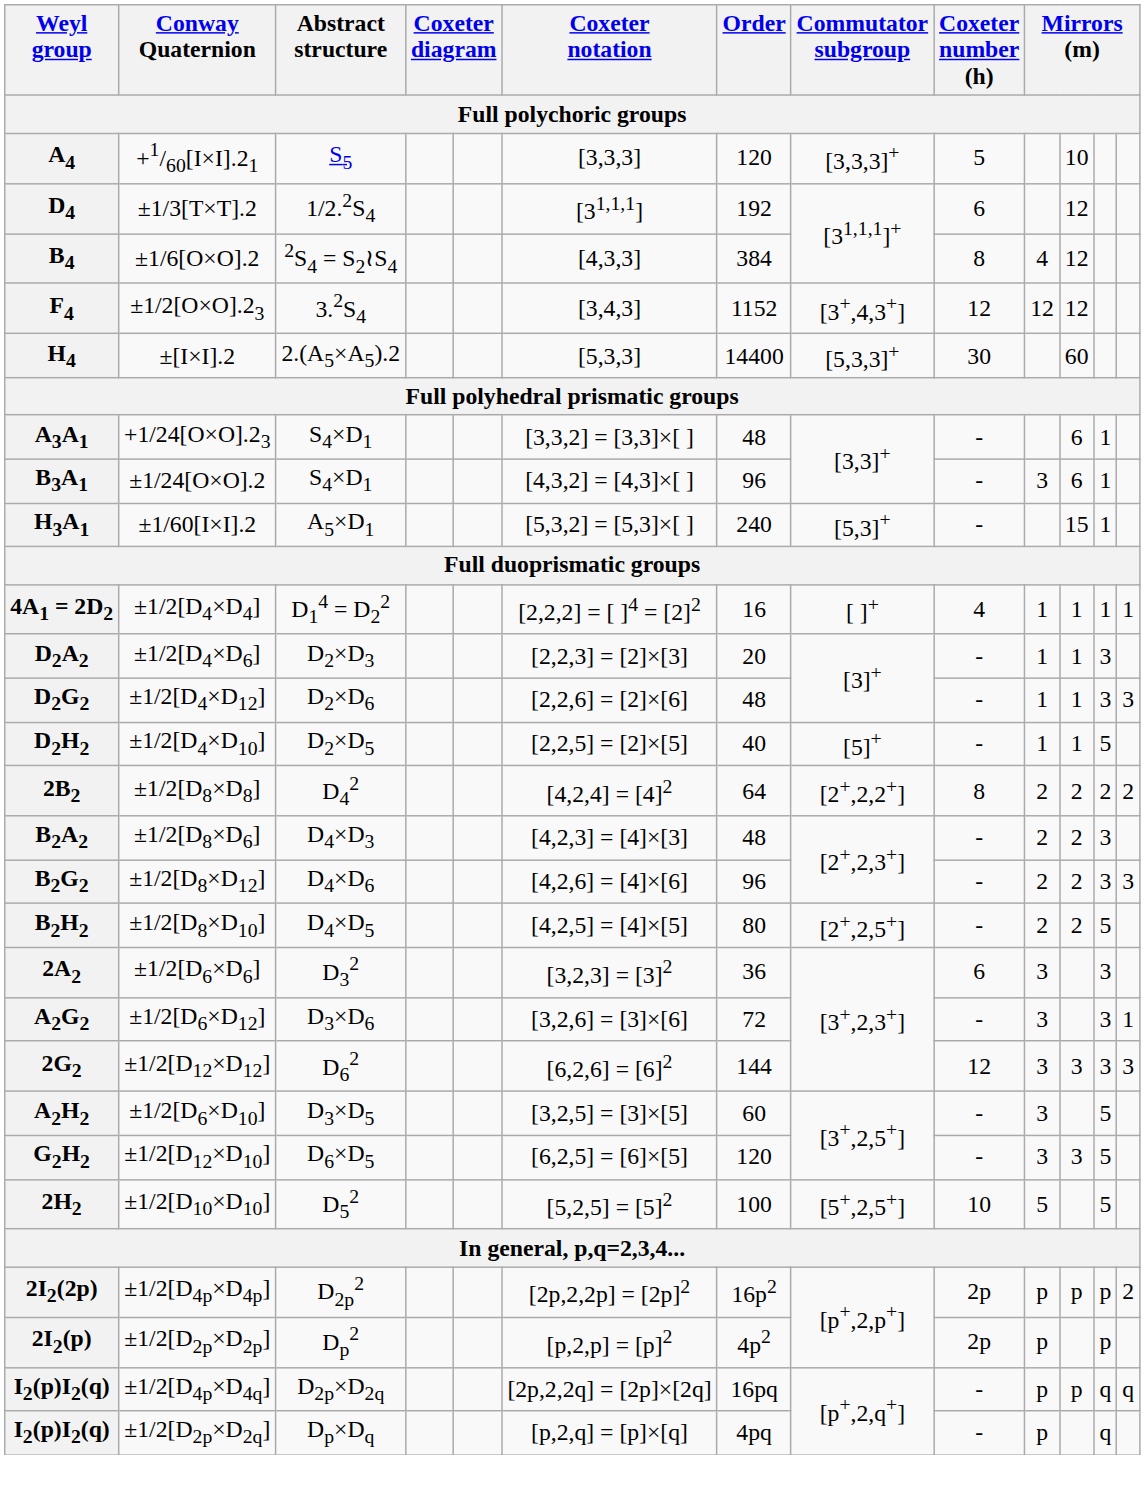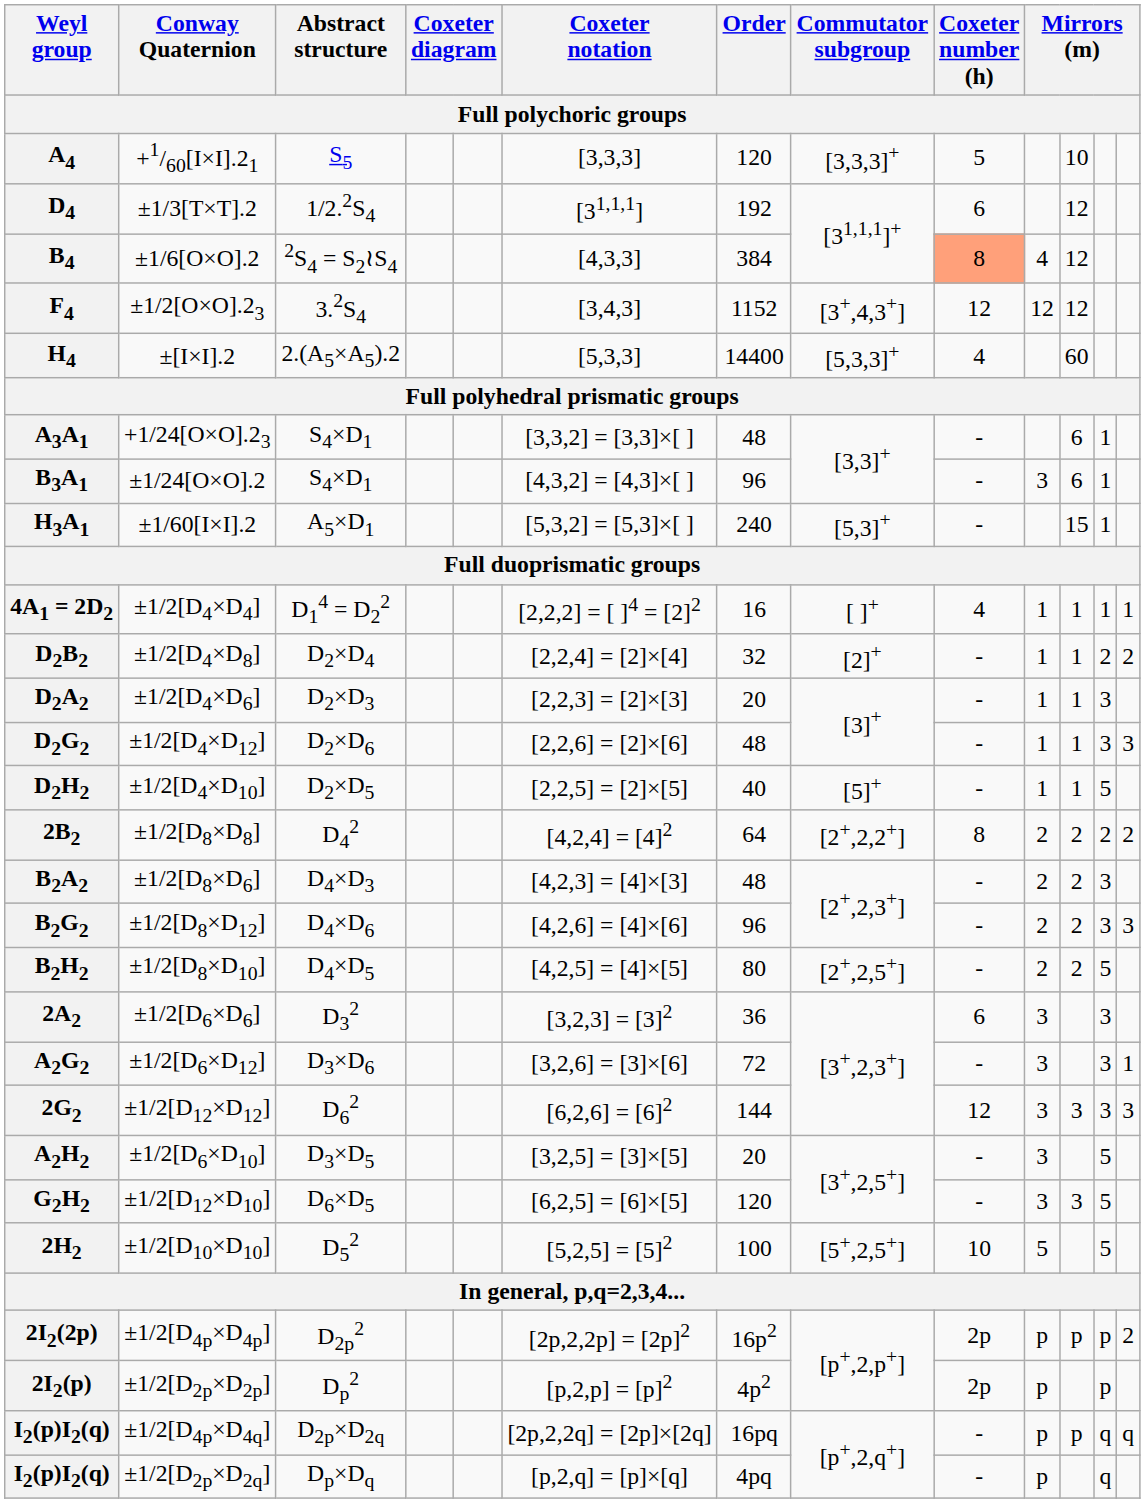(979, 258) no background -> (979, 258) lightsalmon background
(979, 355) 30 -> (979, 355) 4
+ row: (62, 656)
(754, 1113) 60 -> (754, 1157) 20
